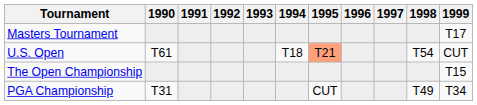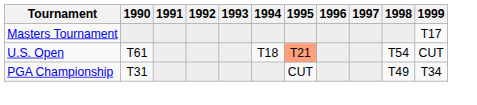- row: (75, 72)
